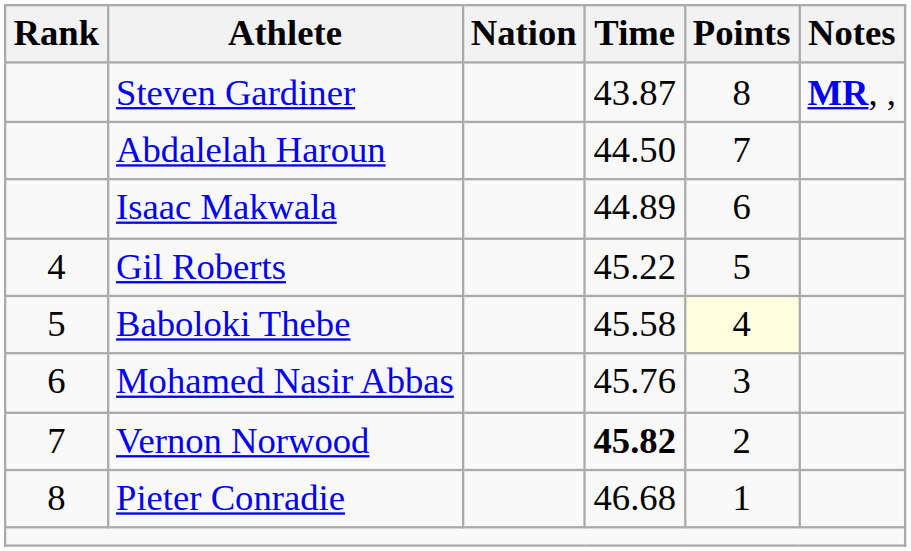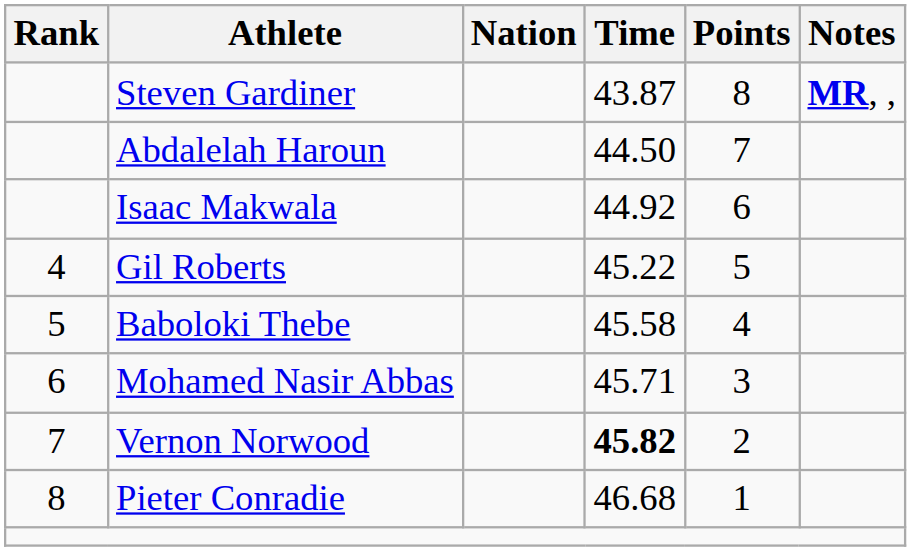(635, 207) 44.89 -> (635, 207) 44.92
(742, 324) lightyellow background -> (742, 324) no background
(635, 382) 45.76 -> (635, 382) 45.71
